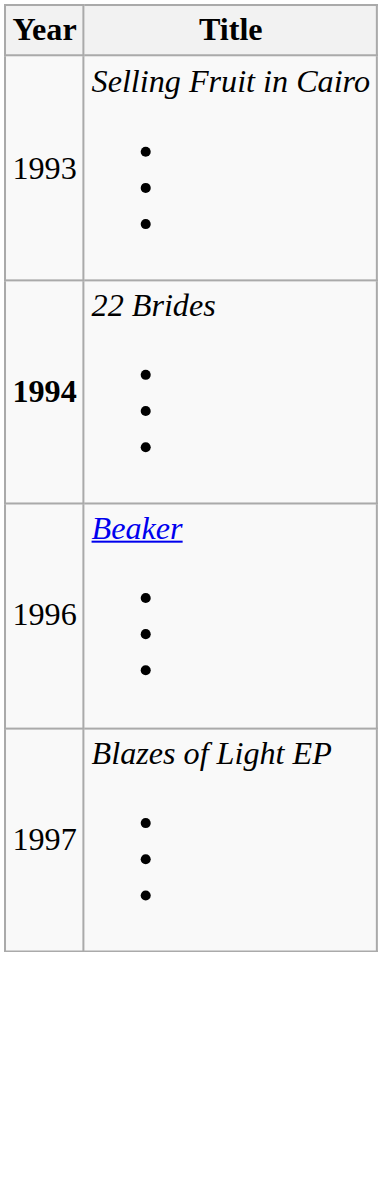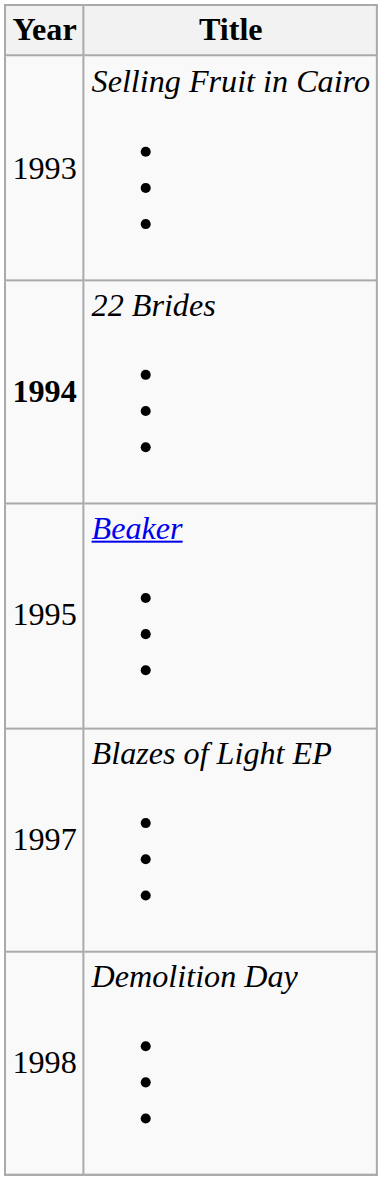(45, 615) 1996 -> (45, 615) 1995
+ row: (231, 1047)
